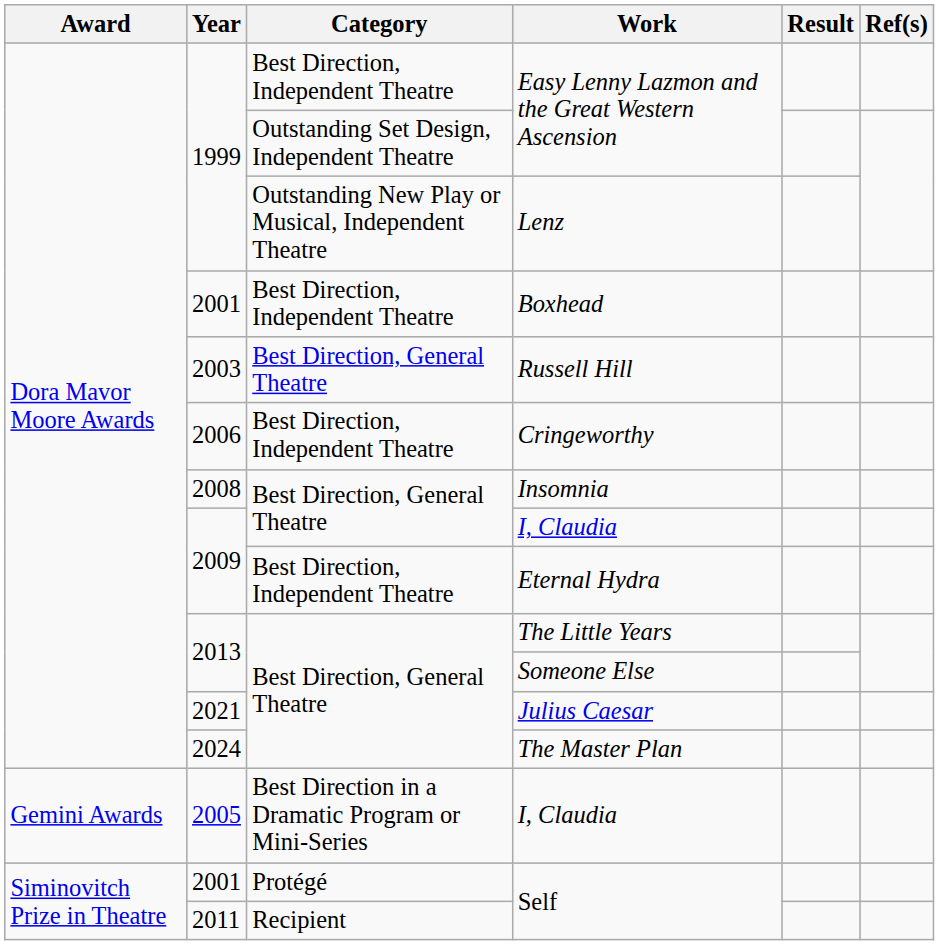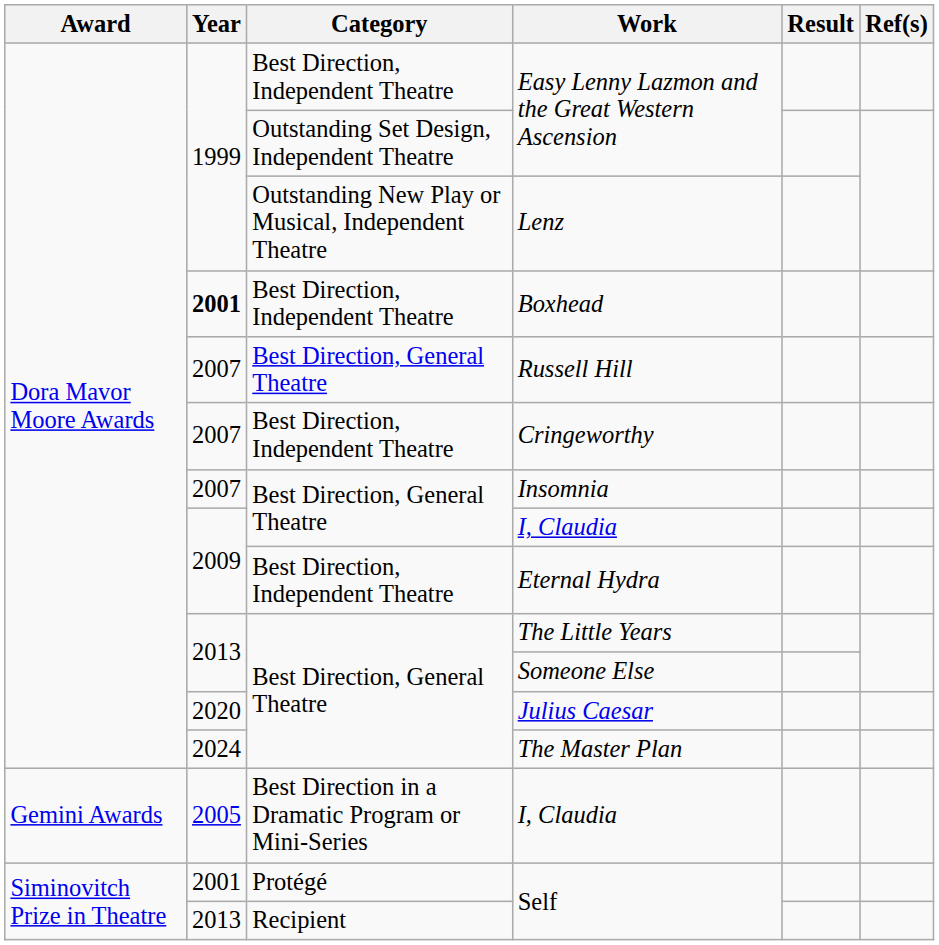(217, 303) normal -> (217, 303) bold
(217, 369) 2003 -> (217, 369) 2007
(217, 435) 2006 -> (217, 435) 2007
(217, 488) 2008 -> (217, 488) 2007
(217, 710) 2021 -> (217, 710) 2020
(216, 920) 2011 -> (217, 920) 2013
